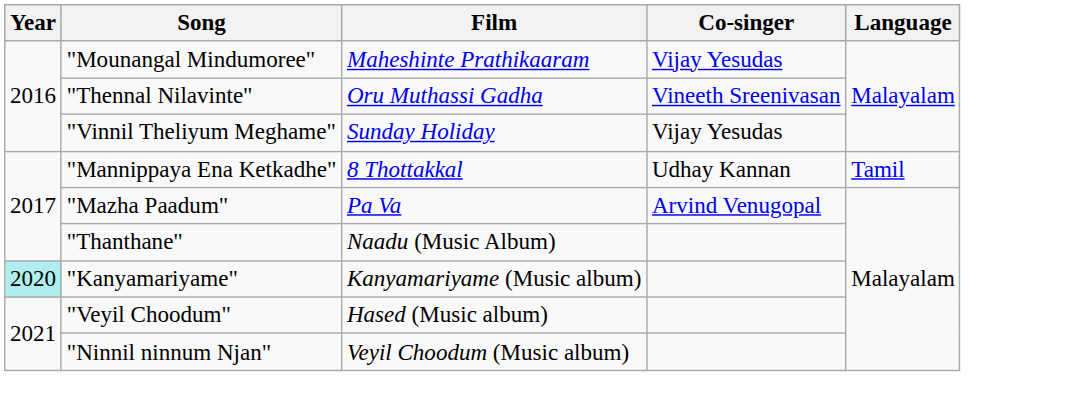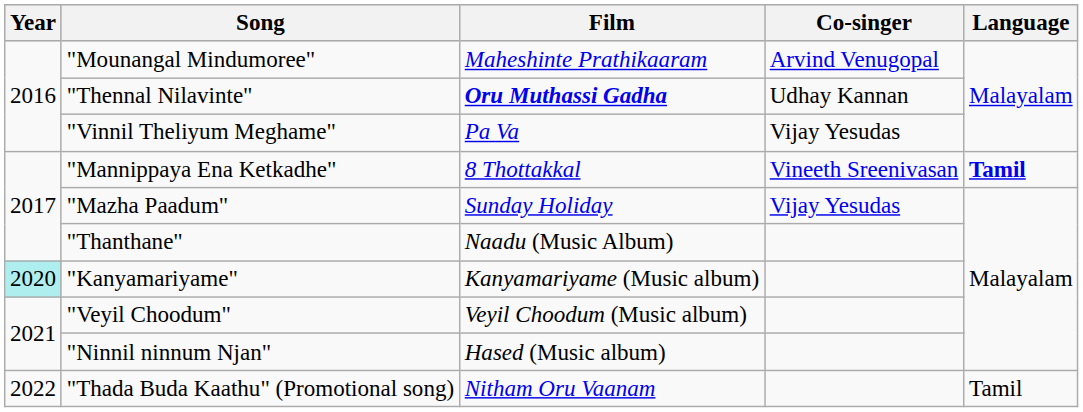(717, 59) Vijay Yesudas -> (854, 59) Arvind Venugopal
(445, 95) normal -> (566, 95) bold
(746, 95) Vineeth Sreenivasan -> (839, 95) Udhay Kannan
(421, 132) Sunday Holiday -> (492, 132) Pa Va
(721, 168) Udhay Kannan -> (864, 168) Vineeth Sreenivasan
(878, 168) normal -> (997, 168) bold
(374, 205) Pa Va -> (539, 205) Sunday Holiday
(737, 205) Arvind Venugopal -> (835, 205) Vijay Yesudas
(447, 315) Hased (Music album) -> (606, 315) Veyil Choodum (Music album)
(488, 351) Veyil Choodum (Music album) -> (565, 351) Hased (Music album)
+ row: (260, 388)
